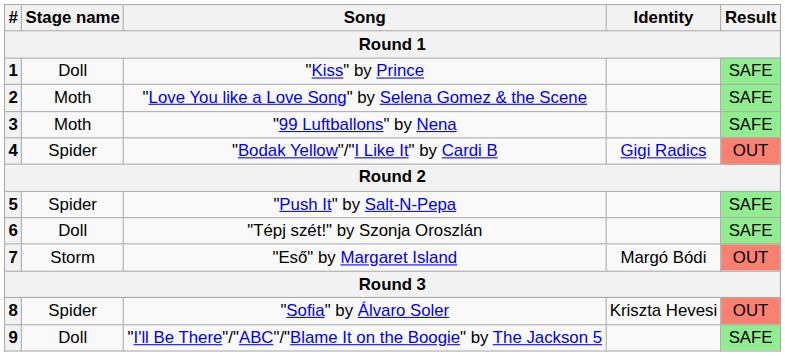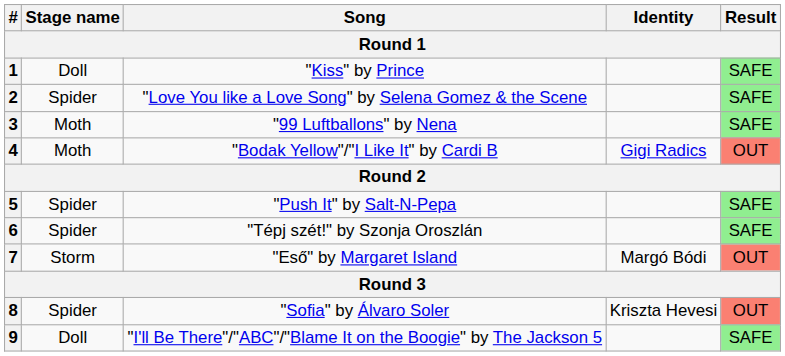(73, 97) Moth -> (73, 97) Spider
(73, 151) Spider -> (73, 151) Moth
(73, 230) Doll -> (73, 230) Spider
